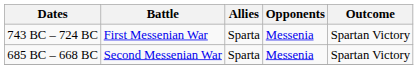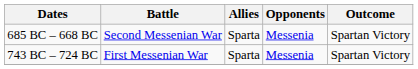rows swapped: (53, 34) <-> (53, 54)
